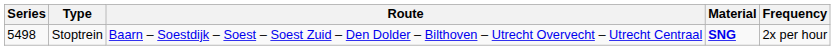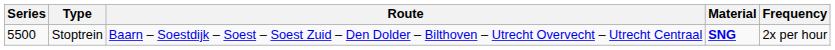(22, 34) 5498 -> (22, 34) 5500
